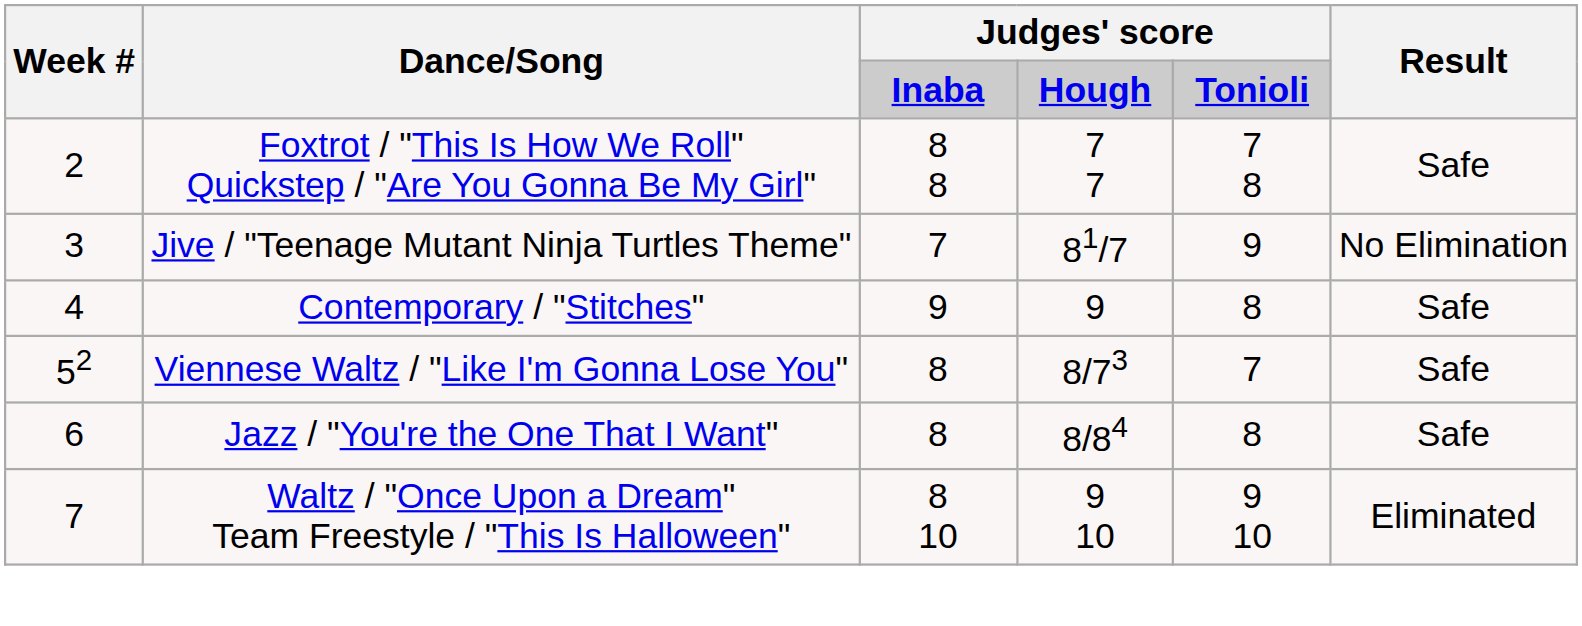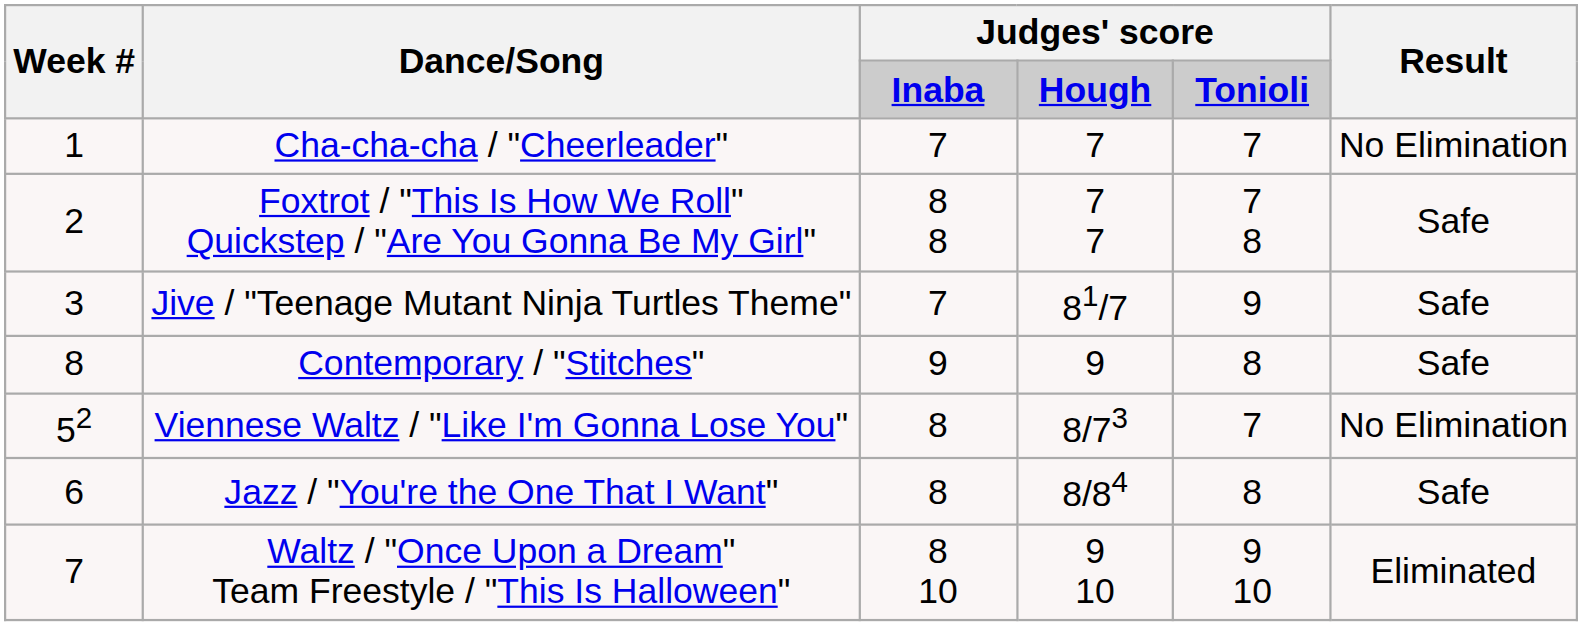+ row: (501, 145)
(1453, 246) No Elimination -> (1453, 302) Safe
(74, 307) 4 -> (74, 363) 8
(1453, 368) Safe -> (1453, 425) No Elimination
